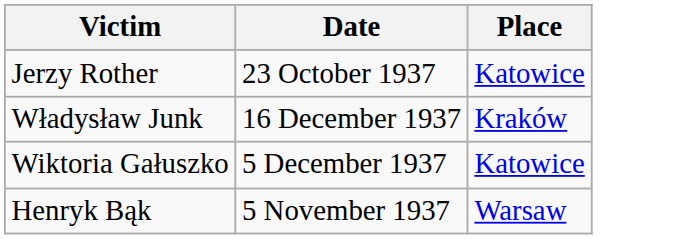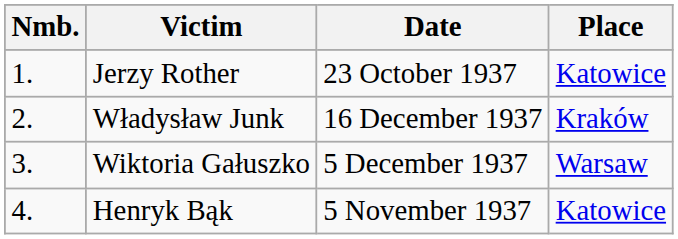+ column: (46, 27)
(530, 164) Katowice -> (602, 164) Warsaw
(520, 210) Warsaw -> (611, 210) Katowice
